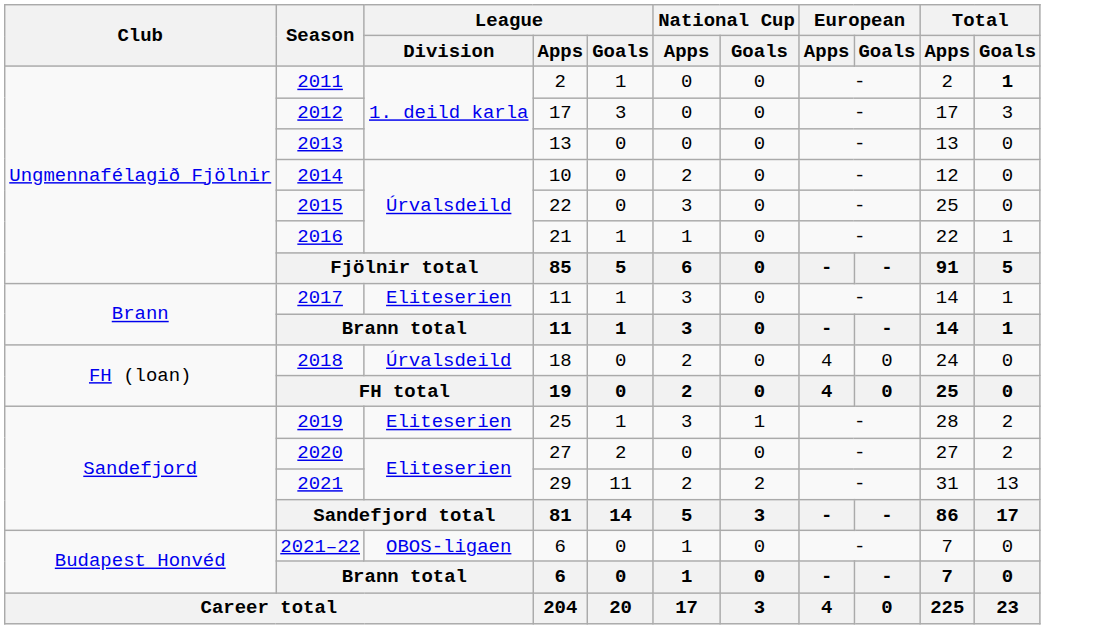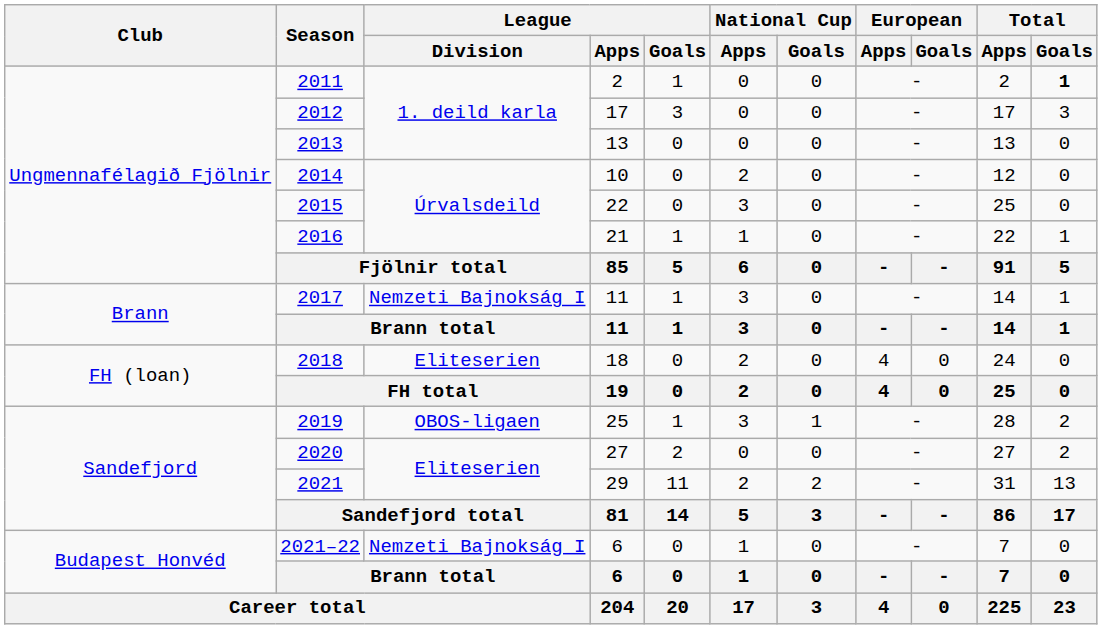(449, 299) Eliteserien -> (477, 299) Nemzeti Bajnokság I
(449, 360) Úrvalsdeild -> (477, 360) Eliteserien
(449, 422) Eliteserien -> (477, 422) OBOS-ligaen
(449, 546) OBOS-ligaen -> (477, 546) Nemzeti Bajnokság I
